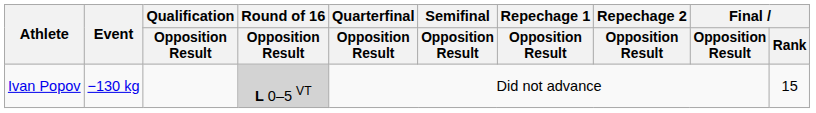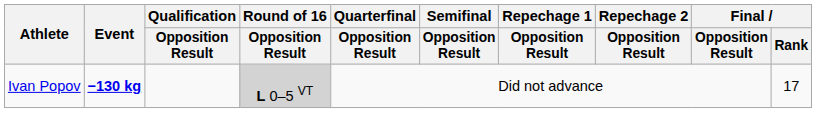(114, 86) normal -> (114, 86) bold
(790, 86) 15 -> (791, 86) 17
